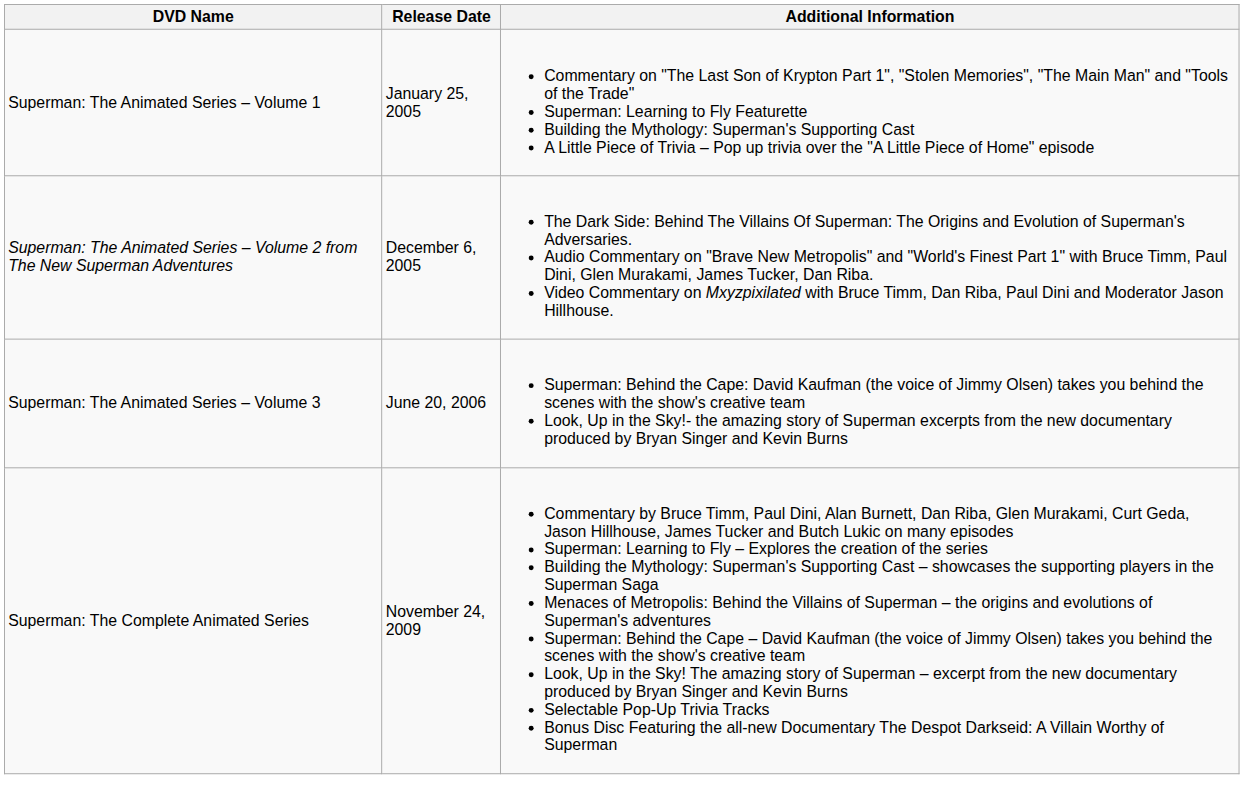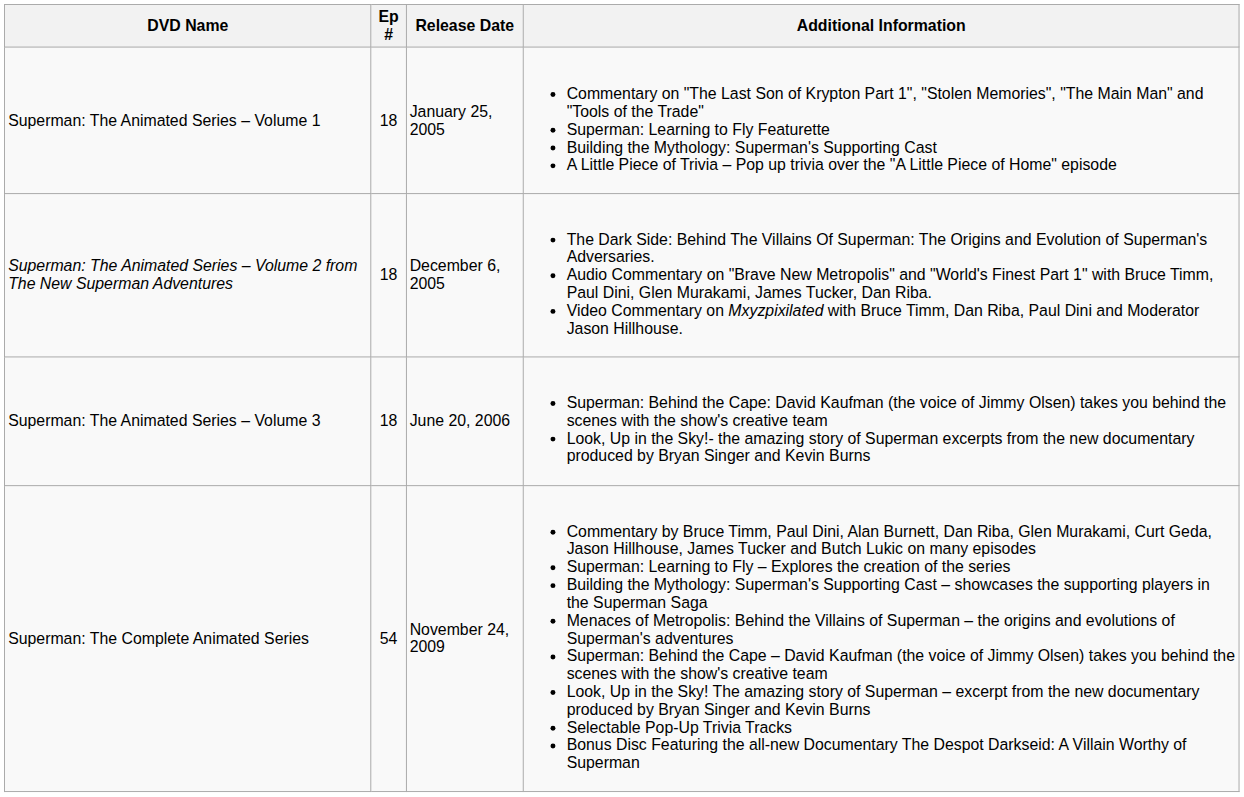+ column: (389, 25)
